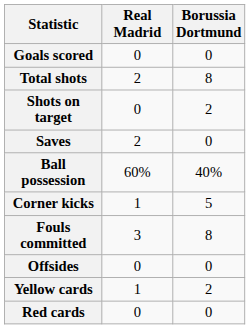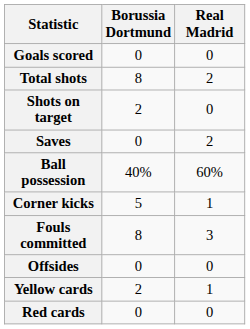columns swapped: (209, 24) <-> (137, 24)
